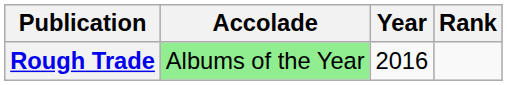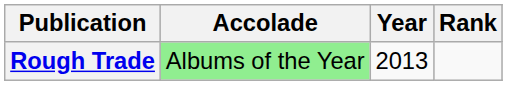(402, 60) 2016 -> (402, 60) 2013
